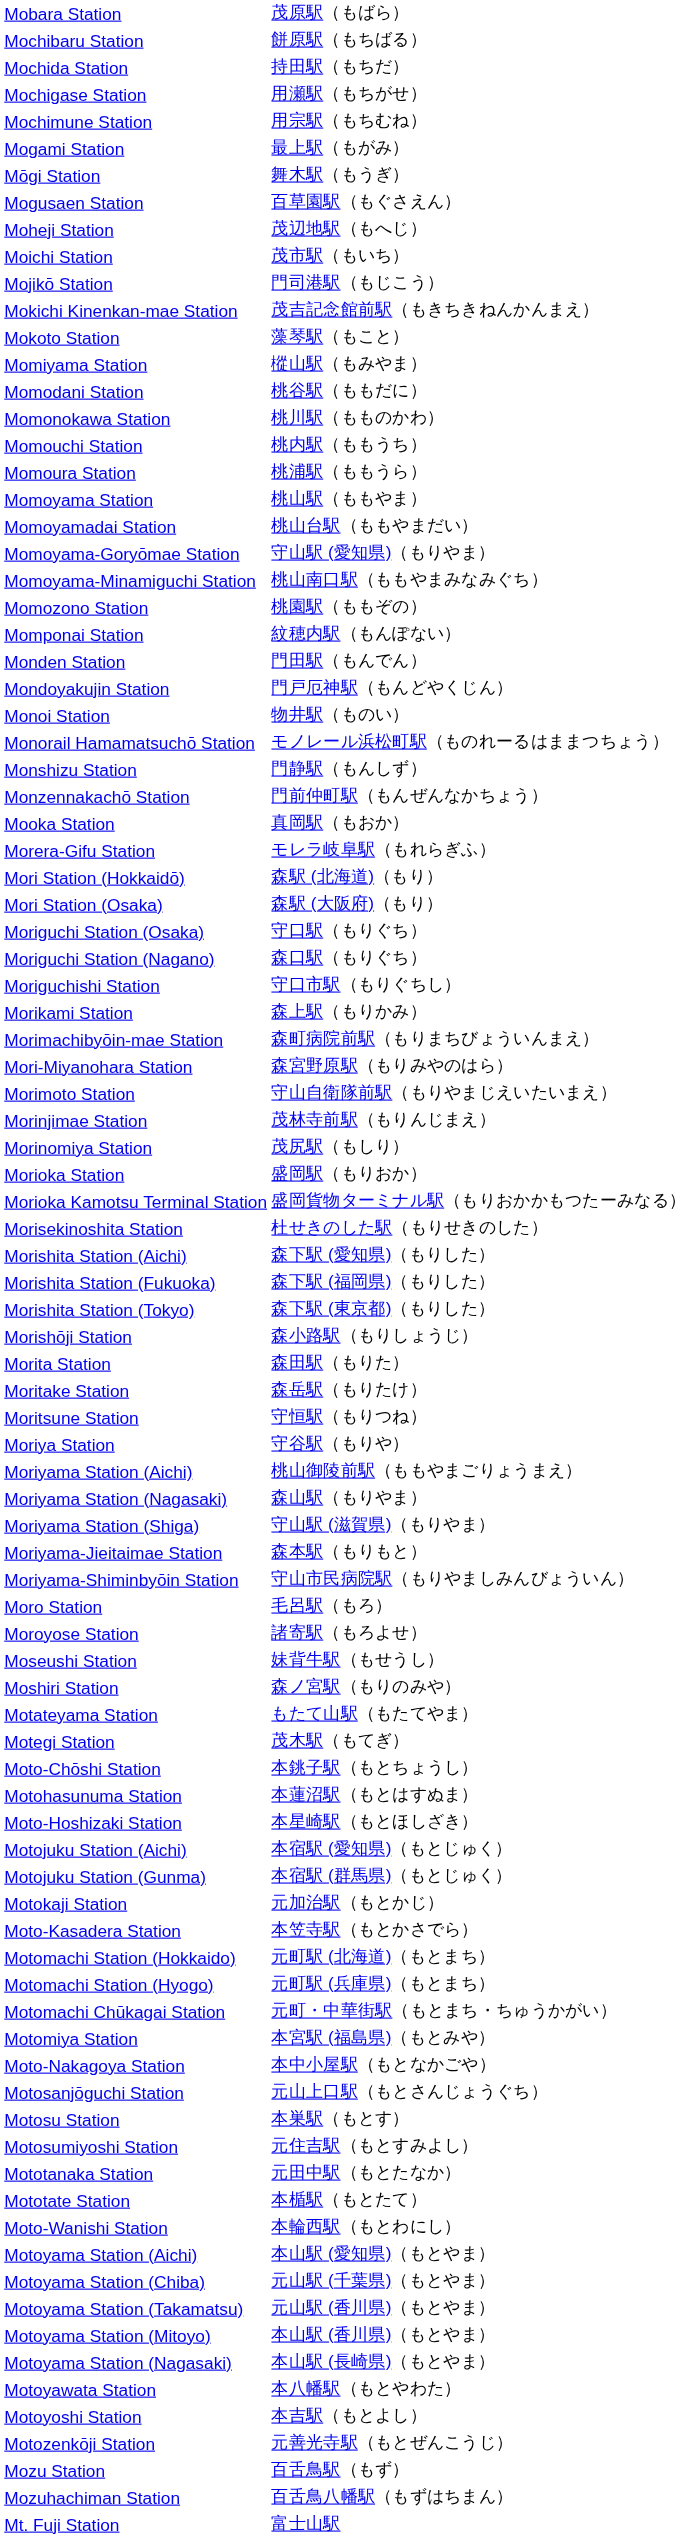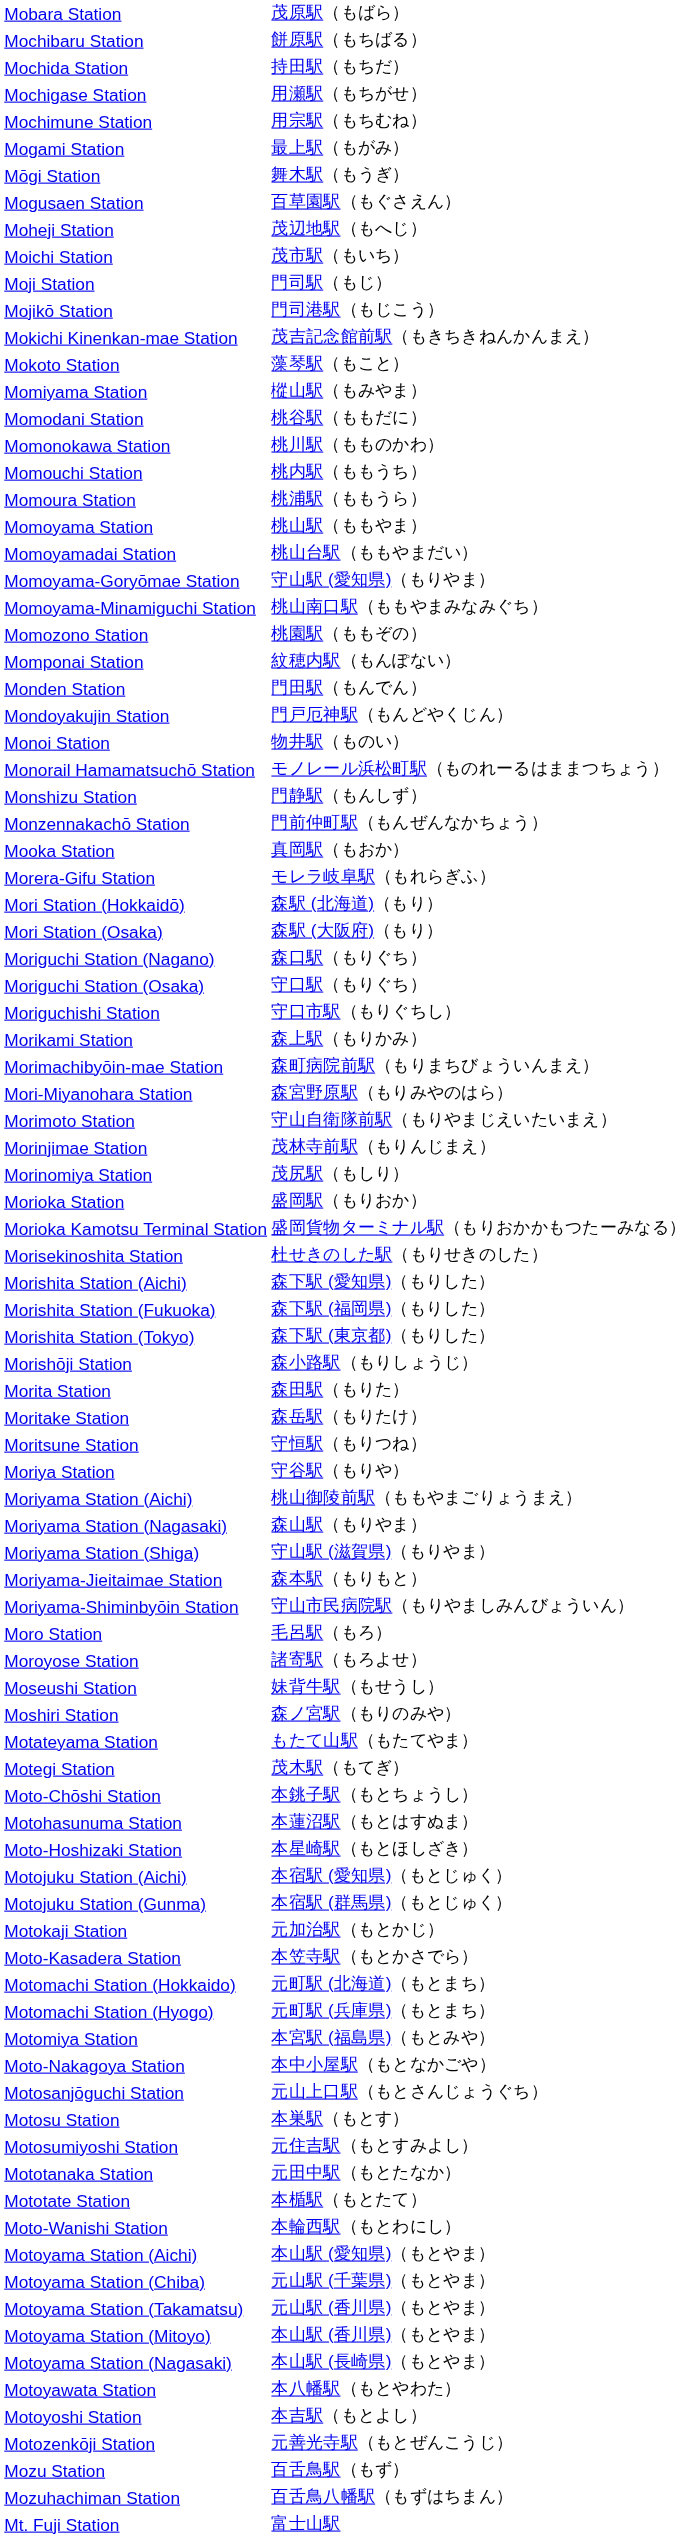+ row: (49, 283)
rows swapped: (109, 958) <-> (104, 931)
- row: (115, 2011)
